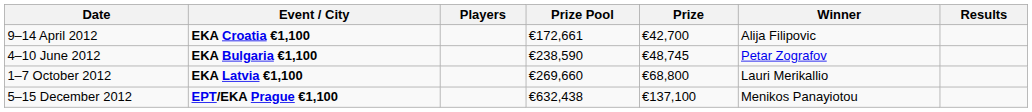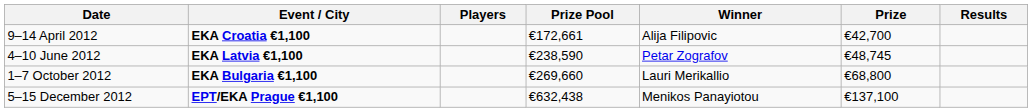columns swapped: (839, 14) <-> (689, 14)
(254, 55) EKA Bulgaria €1,100 -> (247, 55) EKA Latvia €1,100
(247, 76) EKA Latvia €1,100 -> (254, 76) EKA Bulgaria €1,100
